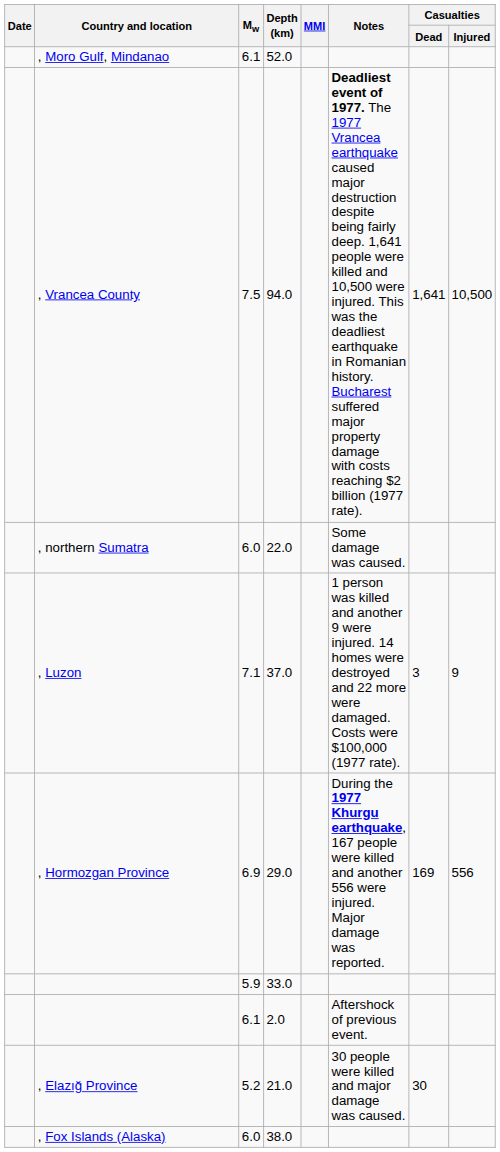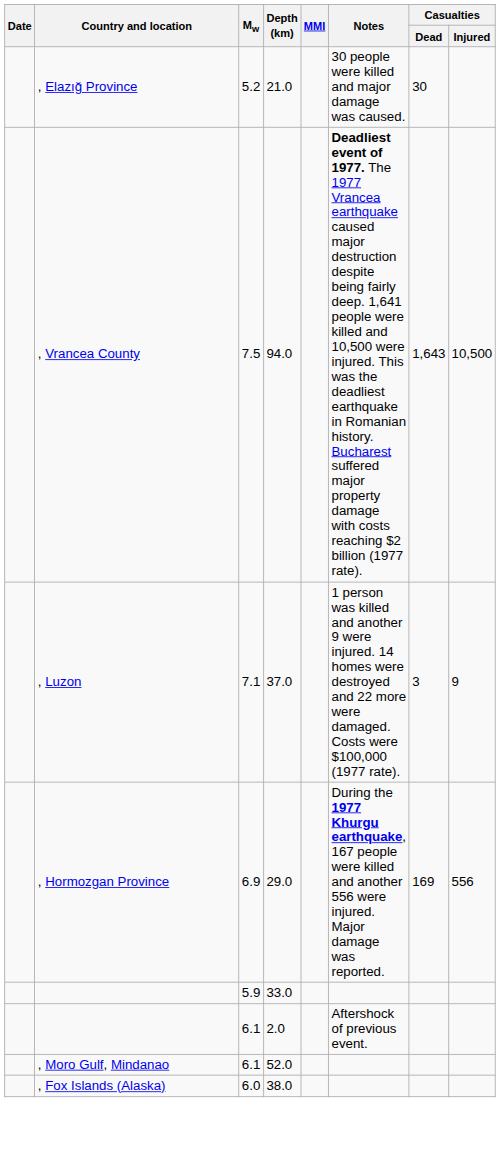rows swapped: (279, 57) <-> (279, 1086)
(429, 294) 1,641 -> (429, 354) 1,643
- row: (279, 547)
